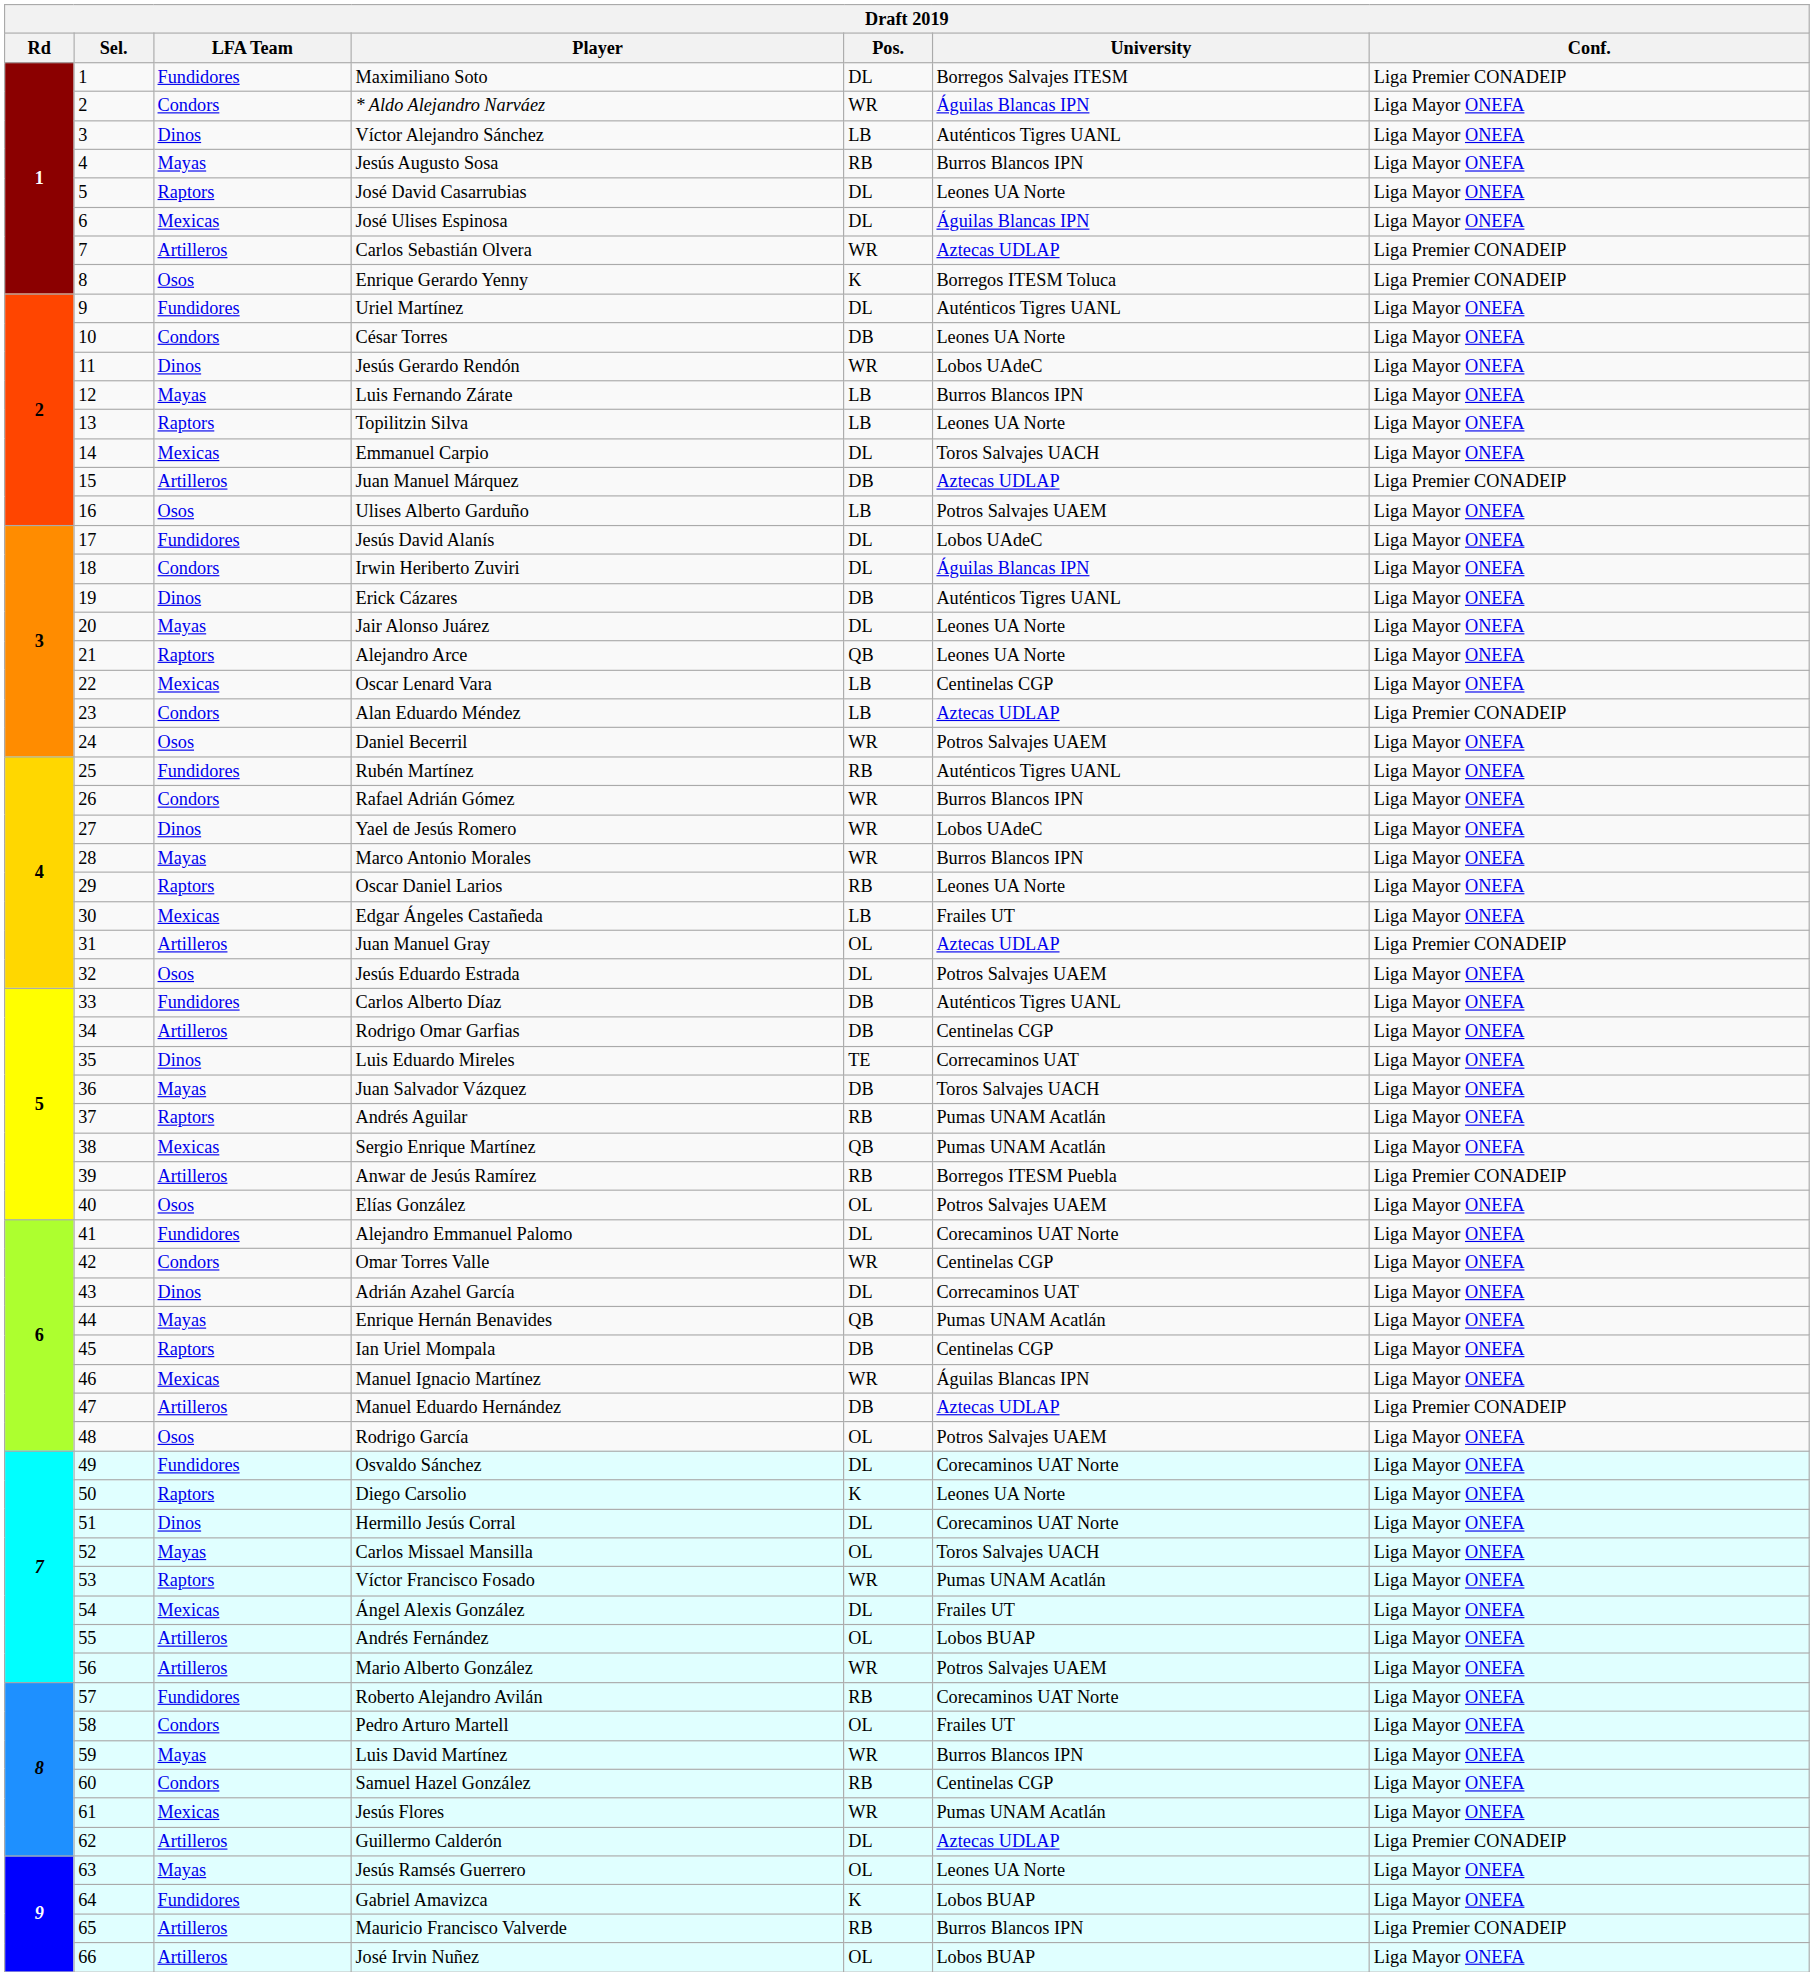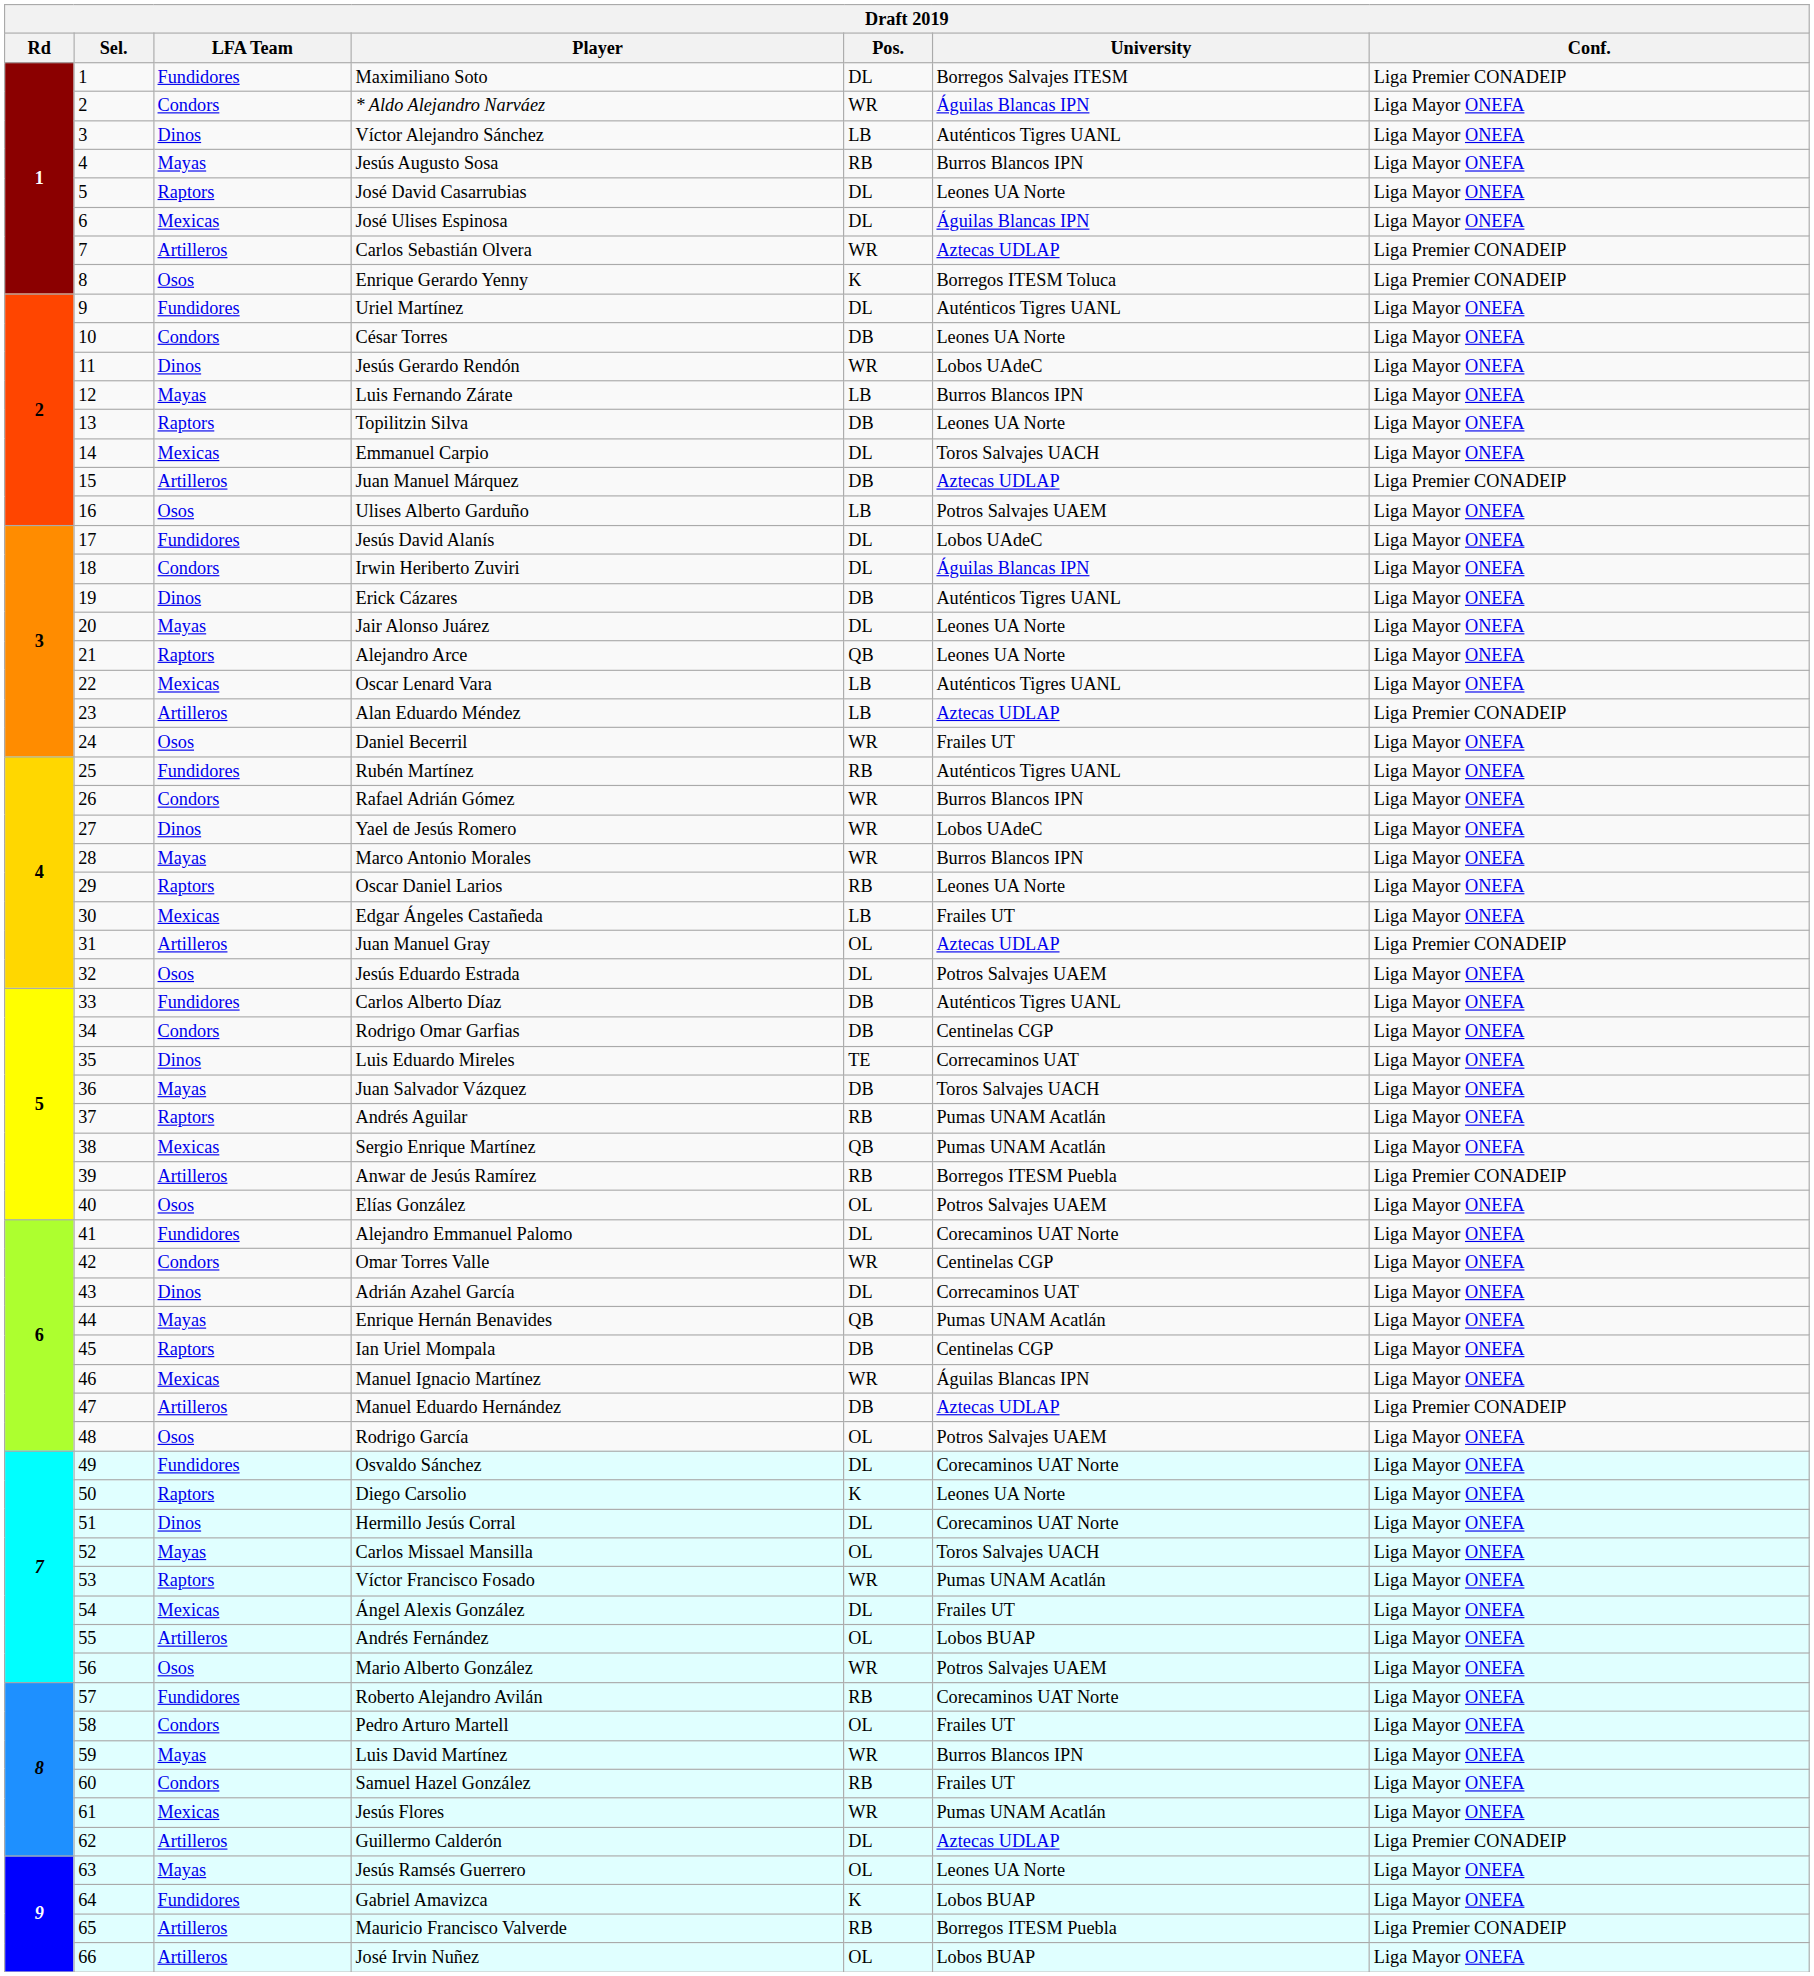(860, 423) LB -> (861, 423) DB
(995, 684) Centinelas CGP -> (1029, 684) Auténticos Tigres UANL
(188, 713) Condors -> (193, 713) Artilleros
(1022, 742) Potros Salvajes UAEM -> (976, 742) Frailes UT
(193, 1031) Artilleros -> (188, 1031) Condors
(193, 1667) Artilleros -> (176, 1667) Osos
(995, 1783) Centinelas CGP -> (976, 1783) Frailes UT
(1010, 1928) Burros Blancos IPN -> (1027, 1928) Borregos ITESM Puebla
